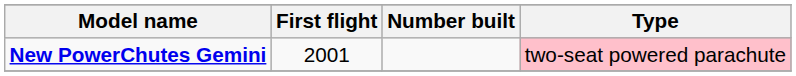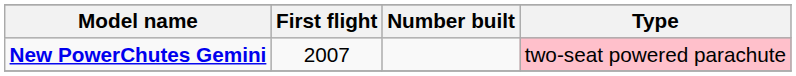(327, 54) 2001 -> (327, 54) 2007
